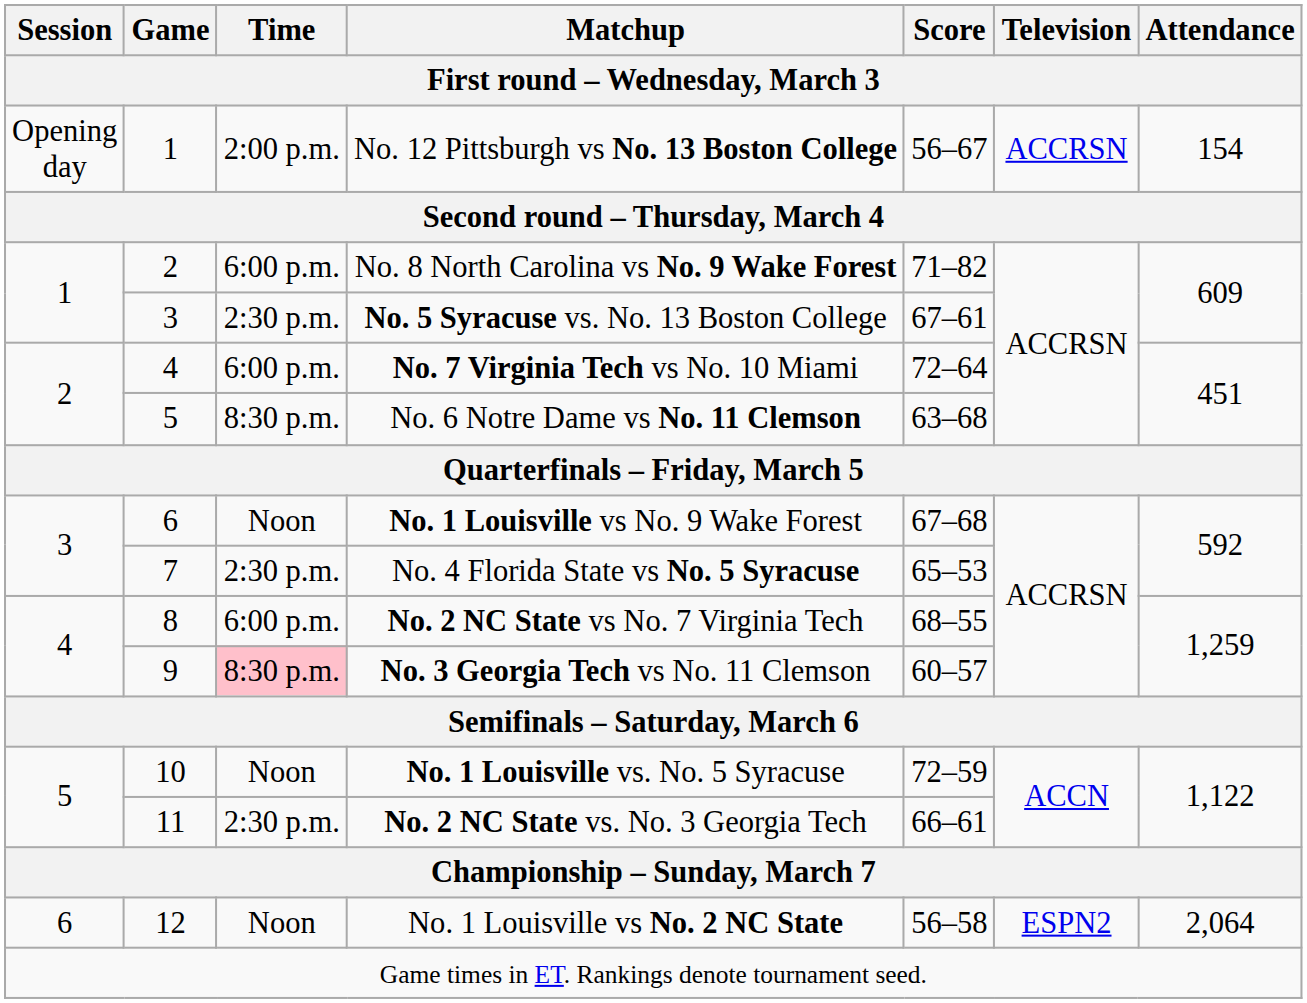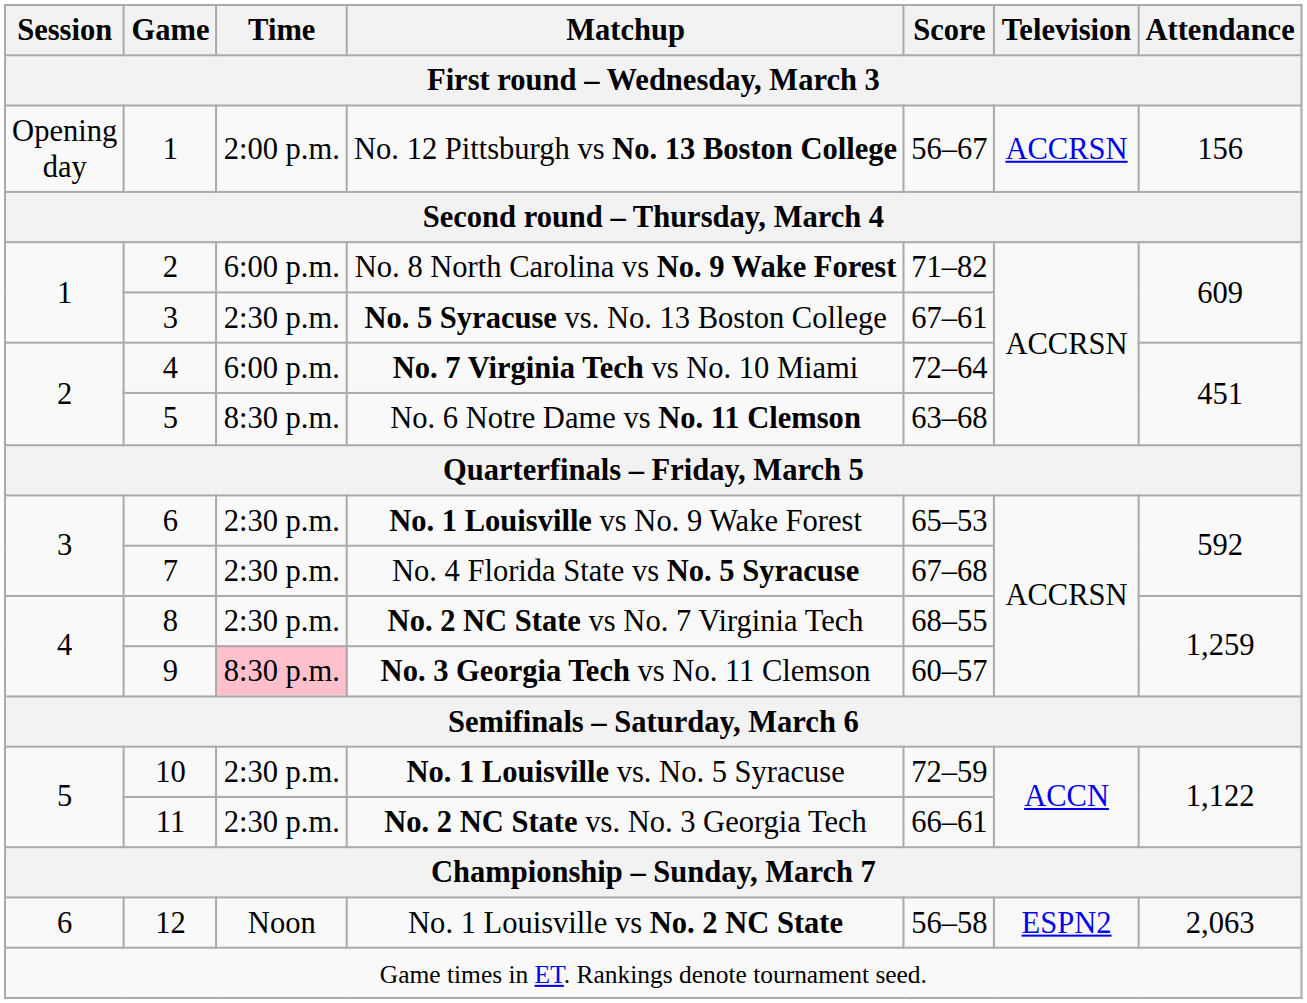(1220, 148) 154 -> (1220, 148) 156
(282, 519) Noon -> (282, 519) 2:30 p.m.
(949, 519) 67–68 -> (949, 519) 65–53
(949, 569) 65–53 -> (949, 569) 67–68
(282, 620) 6:00 p.m. -> (282, 620) 2:30 p.m.
(282, 771) Noon -> (282, 771) 2:30 p.m.
(1220, 922) 2,064 -> (1220, 922) 2,063
